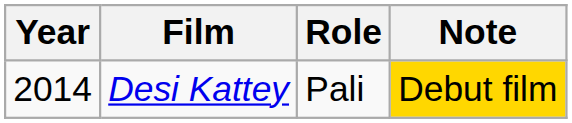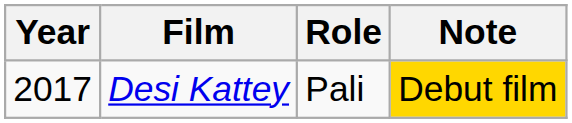(53, 88) 2014 -> (53, 88) 2017
